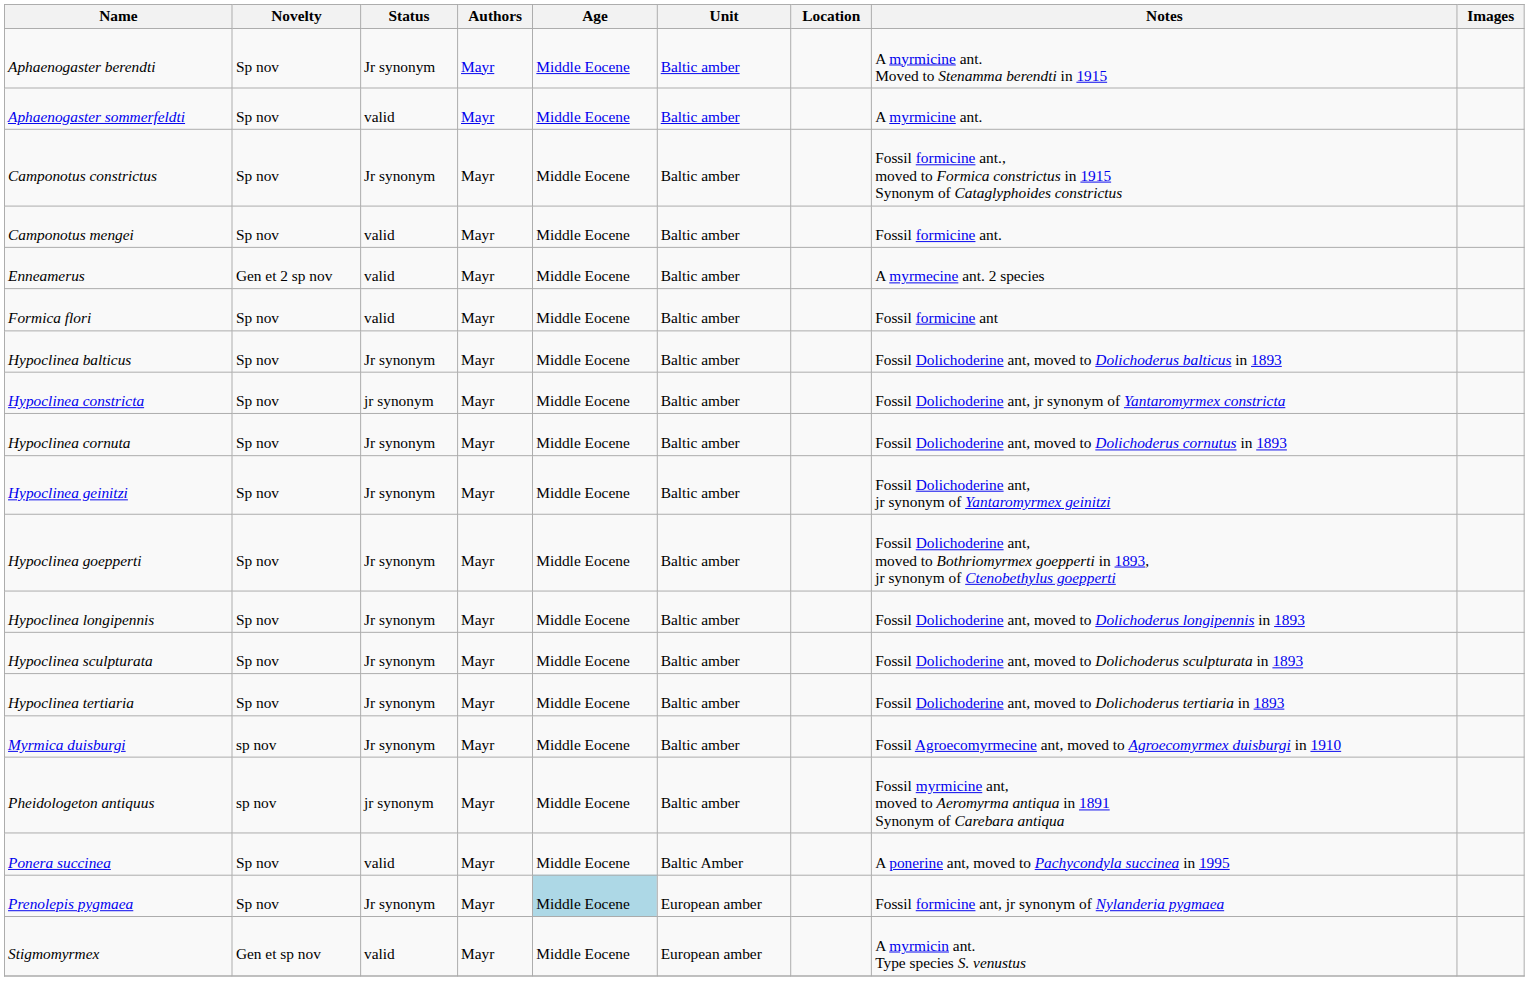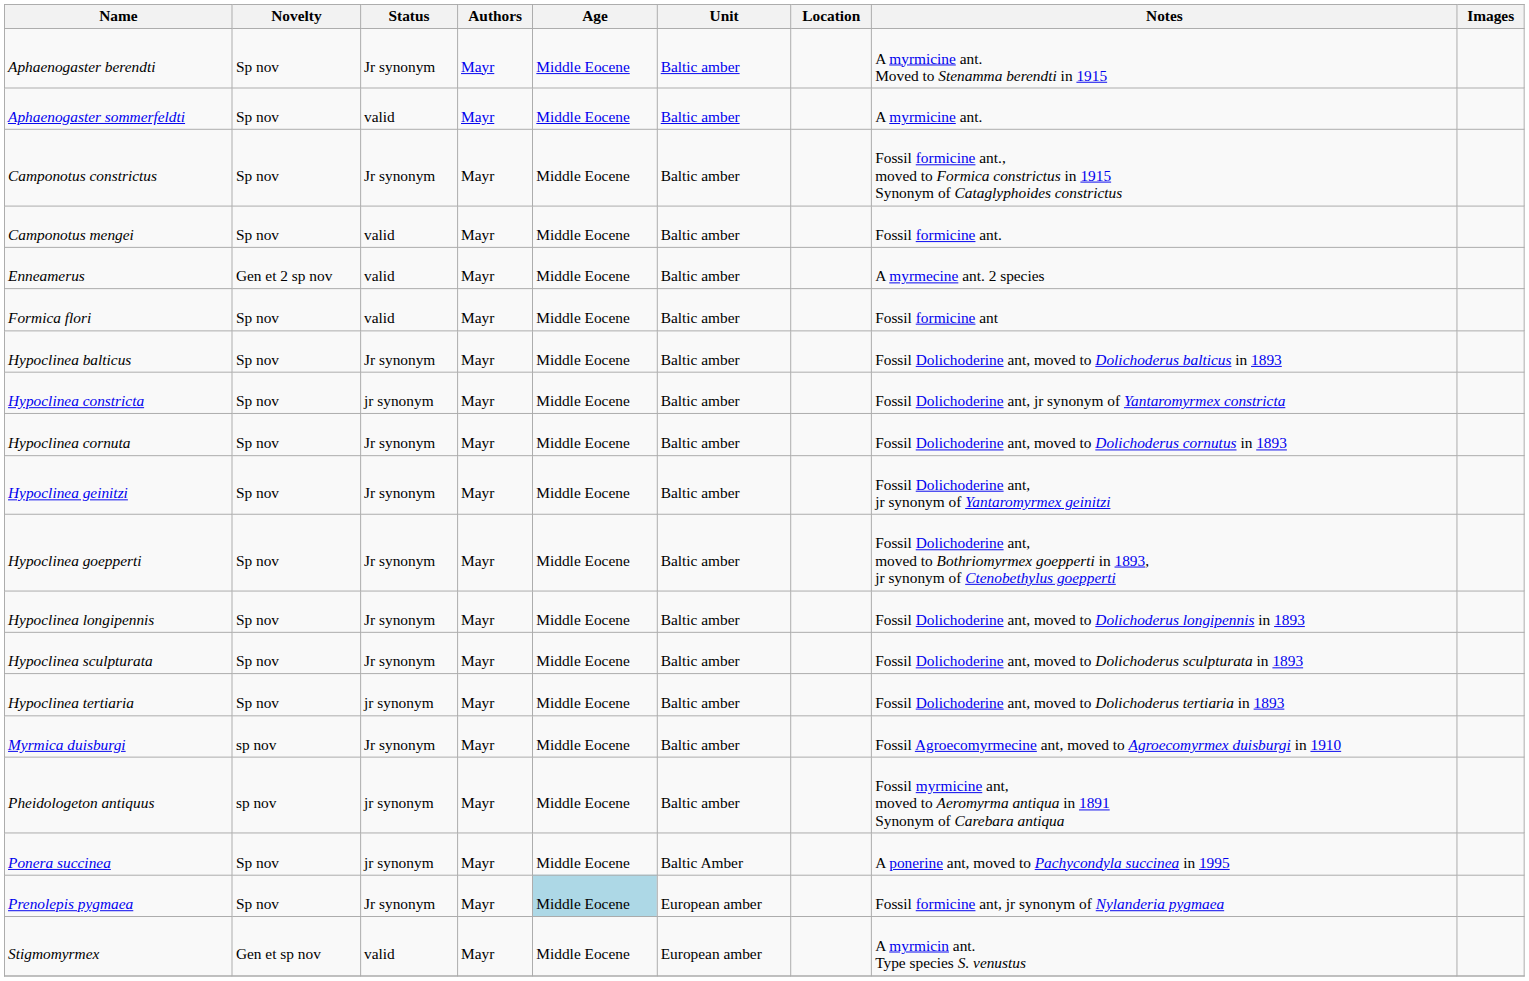(400, 703) Jr synonym -> (399, 703) jr synonym
(379, 862) valid -> (399, 862) jr synonym
